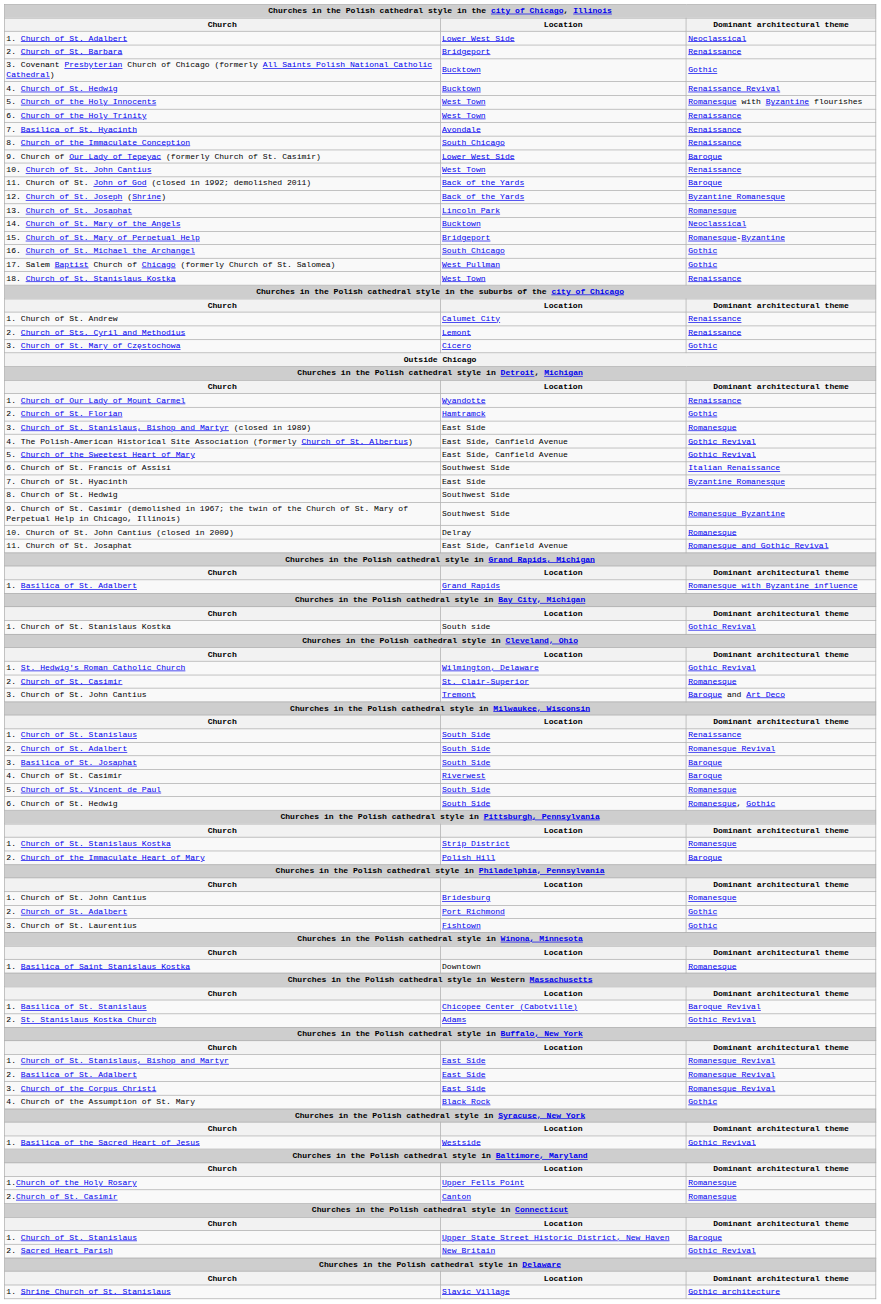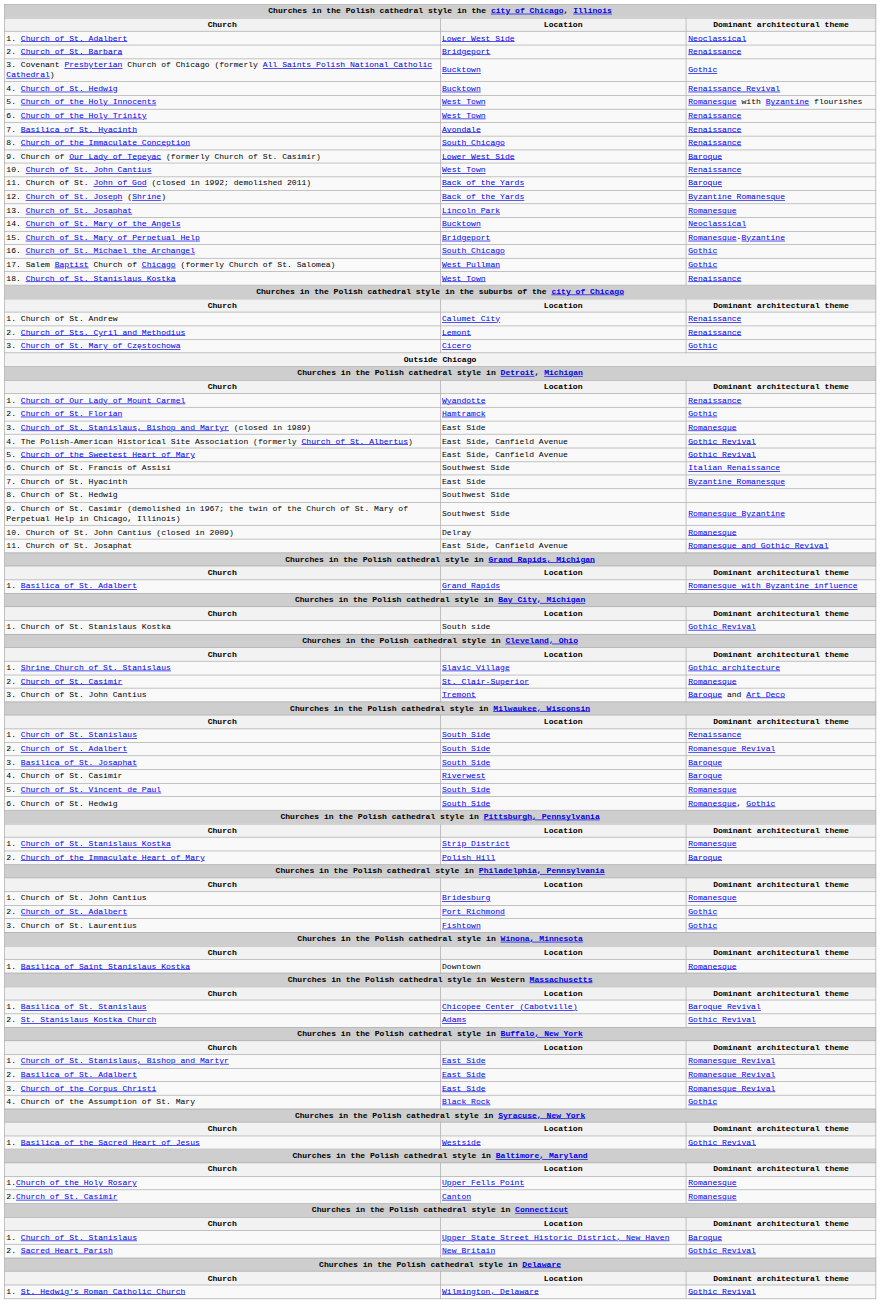rows swapped: (89, 1291) <-> (96, 668)
